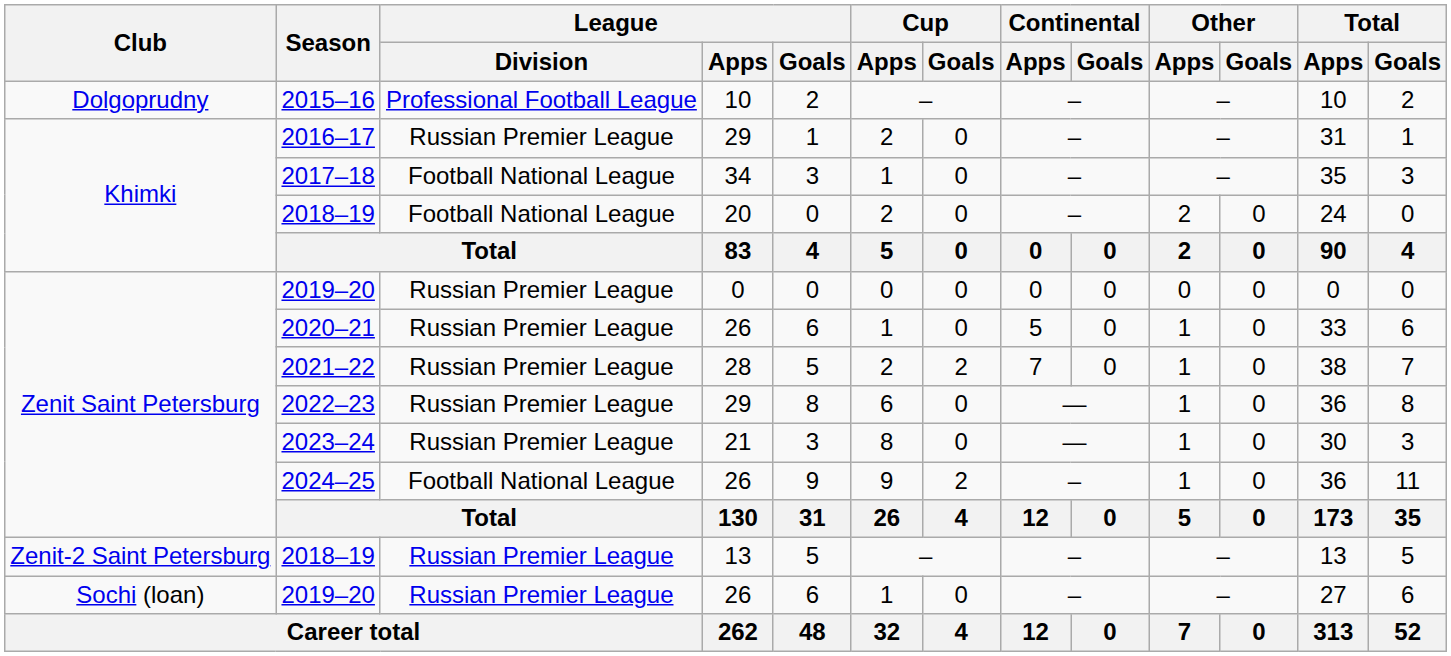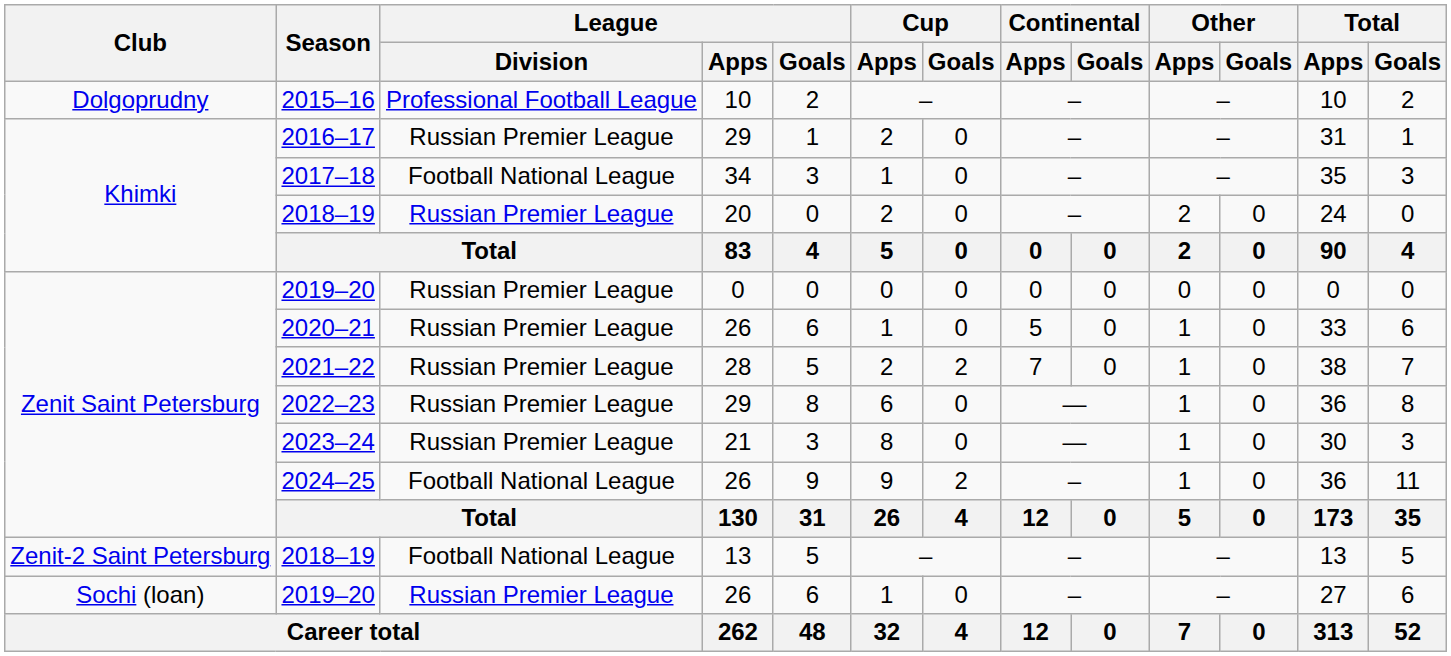(541, 213) Football National League -> (541, 213) Russian Premier League
(541, 556) Russian Premier League -> (541, 556) Football National League
